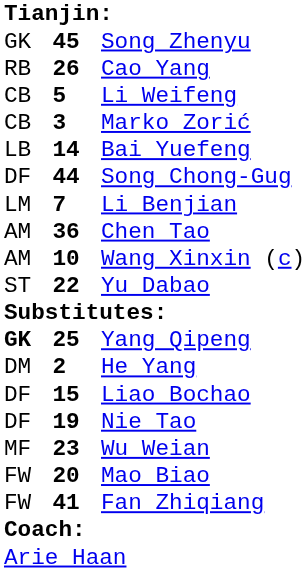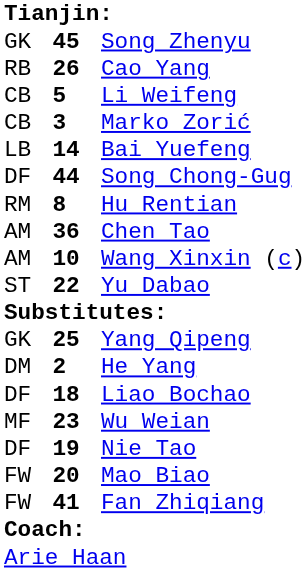+ row: (169, 205)
- row: (169, 205)
(18, 341) bold -> (18, 341) normal
(66, 395) 15 -> (66, 395) 18
rows swapped: (149, 422) <-> (155, 449)
